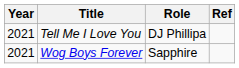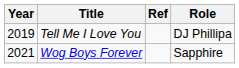columns swapped: (177, 14) <-> (222, 14)
(21, 33) 2021 -> (21, 33) 2019
